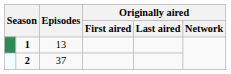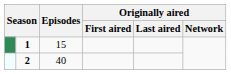(61, 45) 13 -> (61, 45) 15
(61, 61) 37 -> (61, 61) 40
